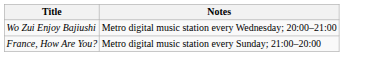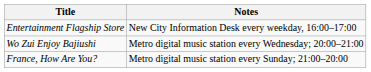+ row: (65, 28)
